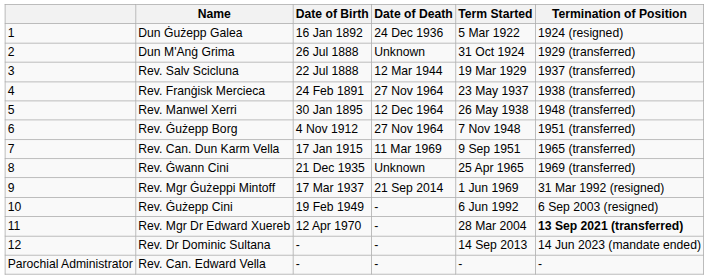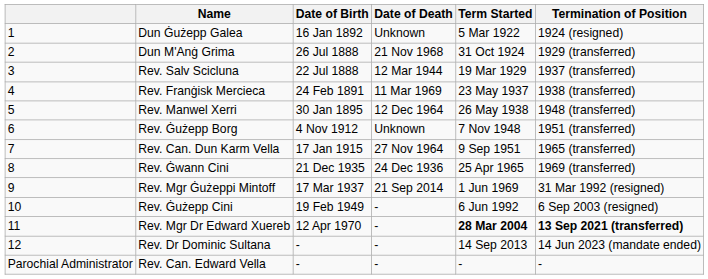(409, 33) 24 Dec 1936 -> (400, 33) Unknown
(400, 52) Unknown -> (409, 52) 21 Nov 1968
(409, 91) 27 Nov 1964 -> (408, 91) 11 Mar 1969
(409, 129) 27 Nov 1964 -> (400, 129) Unknown
(408, 149) 11 Mar 1969 -> (409, 149) 27 Nov 1964
(400, 168) Unknown -> (409, 168) 24 Dec 1936
(492, 226) normal -> (493, 226) bold
